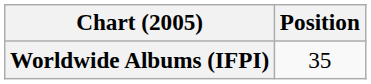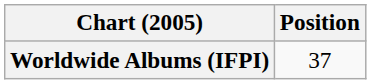(320, 59) 35 -> (320, 59) 37
